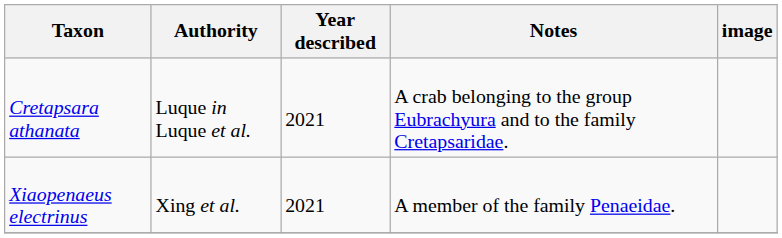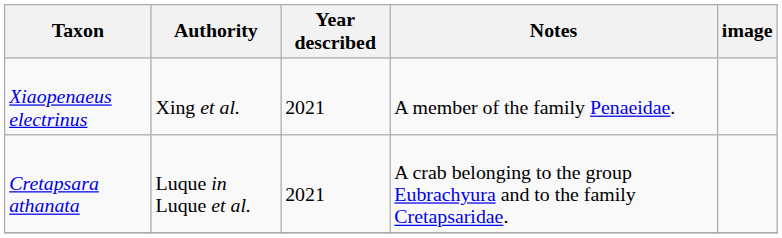rows swapped: (54, 118) <-> (60, 205)
